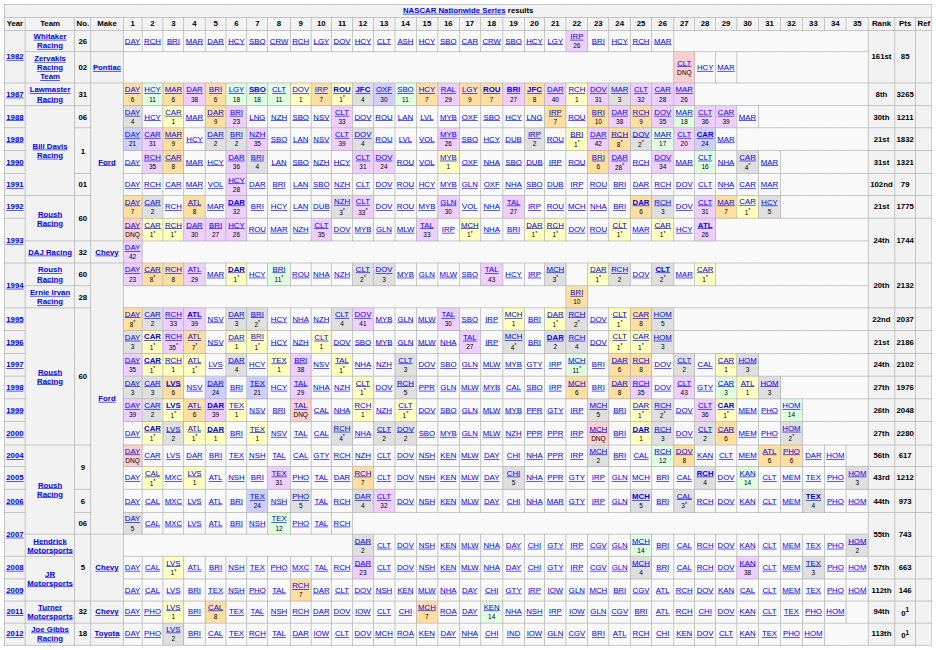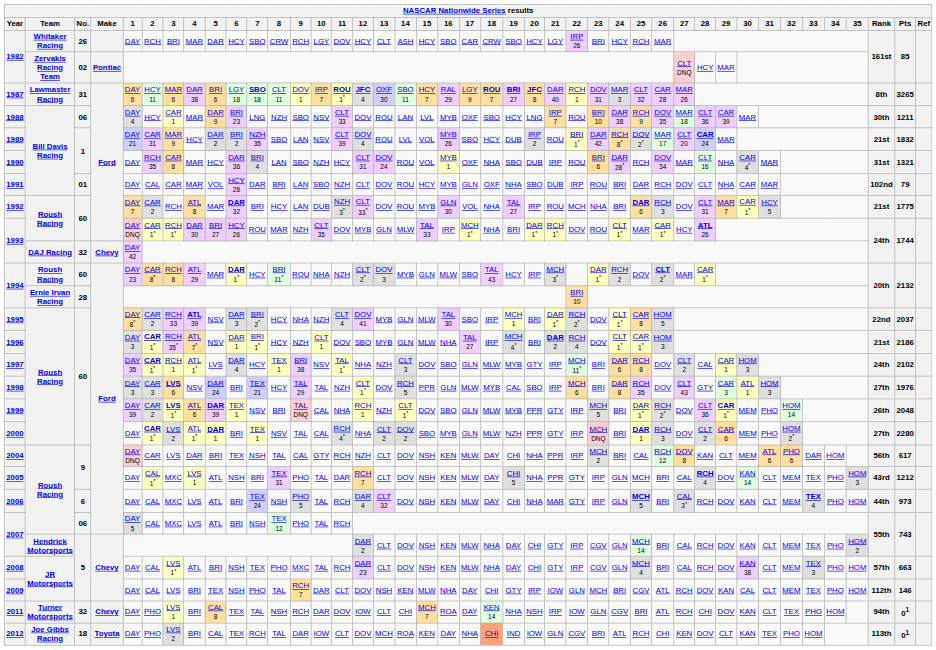(153, 184) RCH -> (153, 184) CAL
(321, 388) NHA -> (321, 388) TAL
(555, 433) PPR -> (555, 433) GTY
(492, 634) no background -> (492, 634) lightsalmon background
